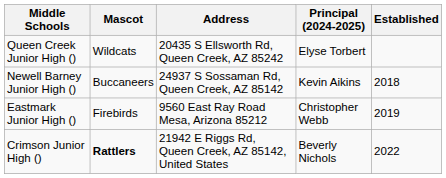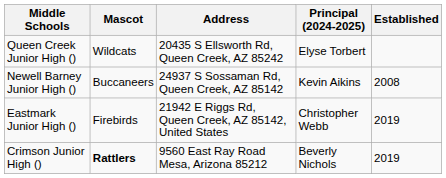(387, 82) 2018 -> (387, 82) 2008
(213, 113) 9560 East Ray Road Mesa, Arizona 85212 -> (223, 120) 21942 E Riggs Rd, Queen Creek, AZ 85142, United States
(223, 151) 21942 E Riggs Rd, Queen Creek, AZ 85142, United States -> (213, 157) 9560 East Ray Road Mesa, Arizona 85212
(387, 151) 2022 -> (387, 157) 2019
